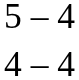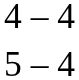rows swapped: (40, 15) <-> (40, 64)
